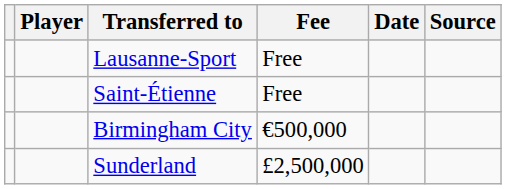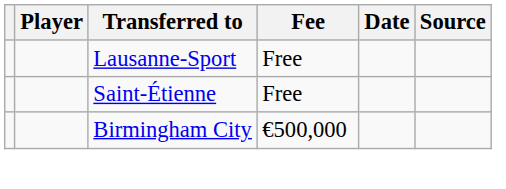- row: (145, 165)
